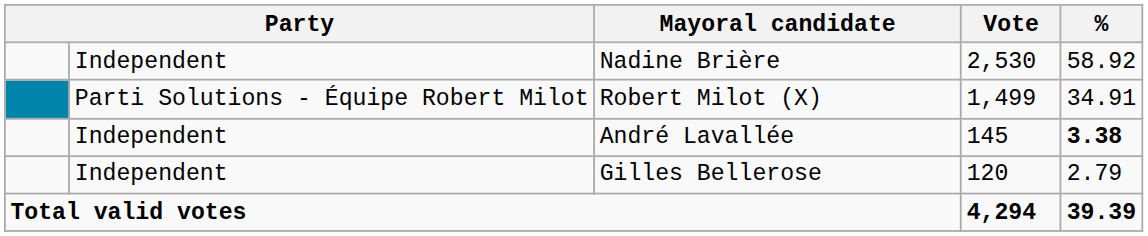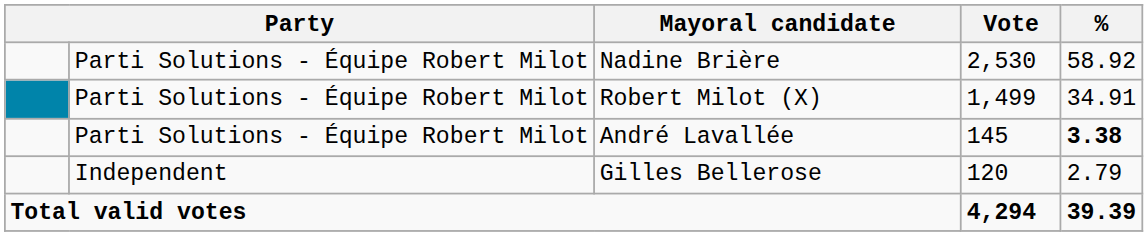(151, 61) Independent -> (332, 61) Parti Solutions - Équipe Robert Milot
(151, 137) Independent -> (332, 137) Parti Solutions - Équipe Robert Milot
